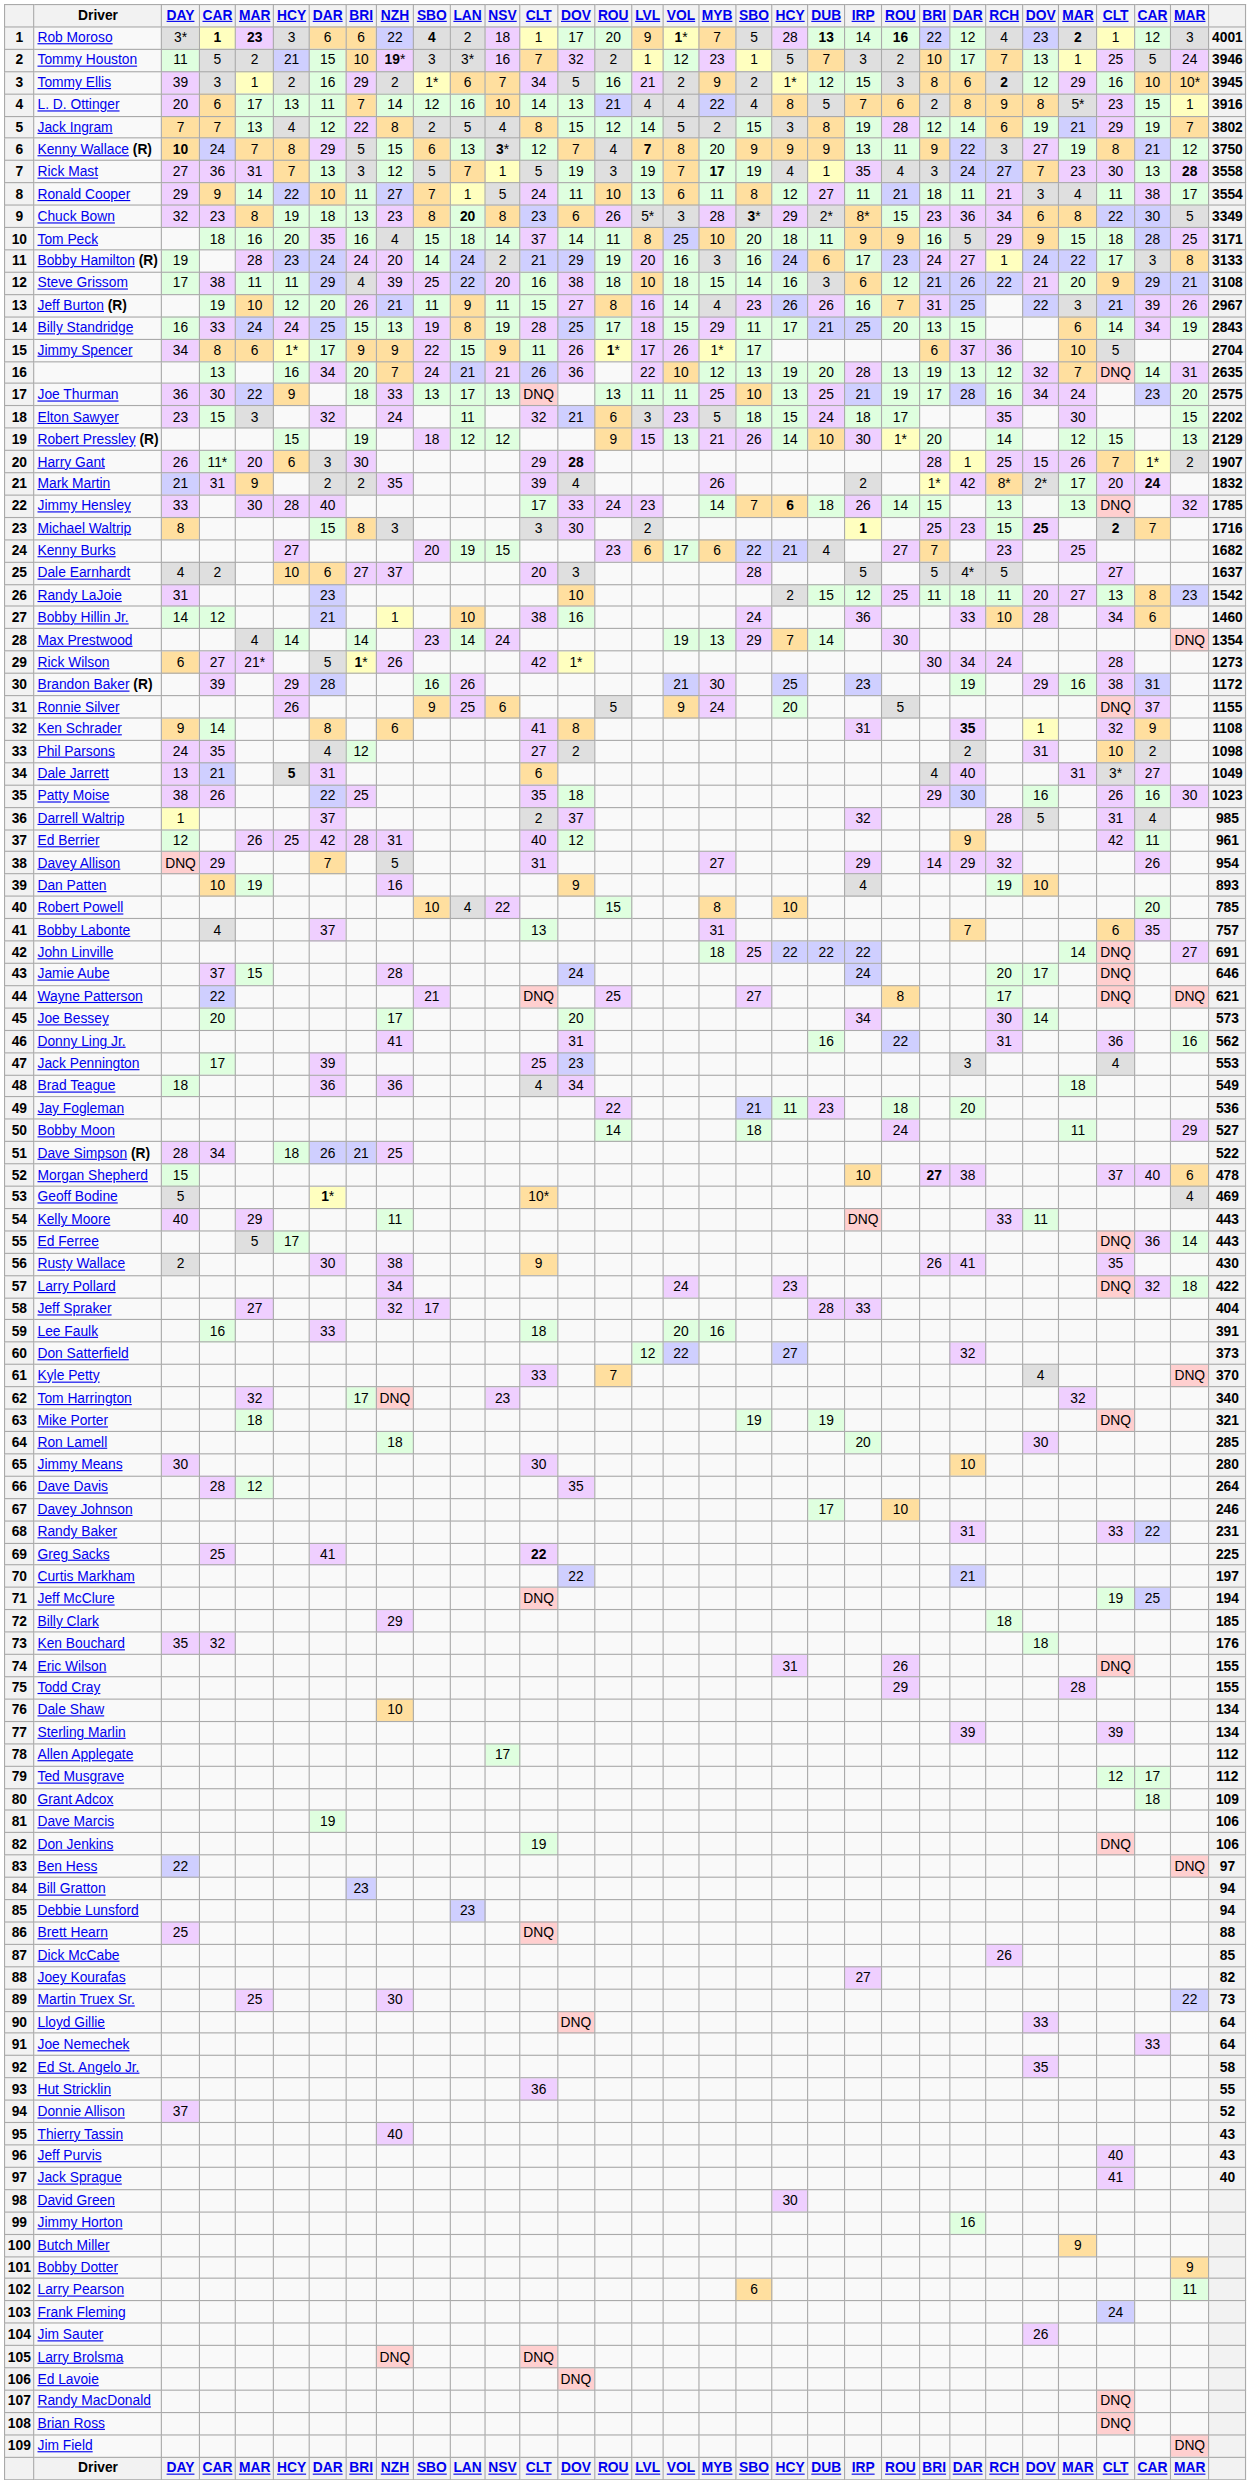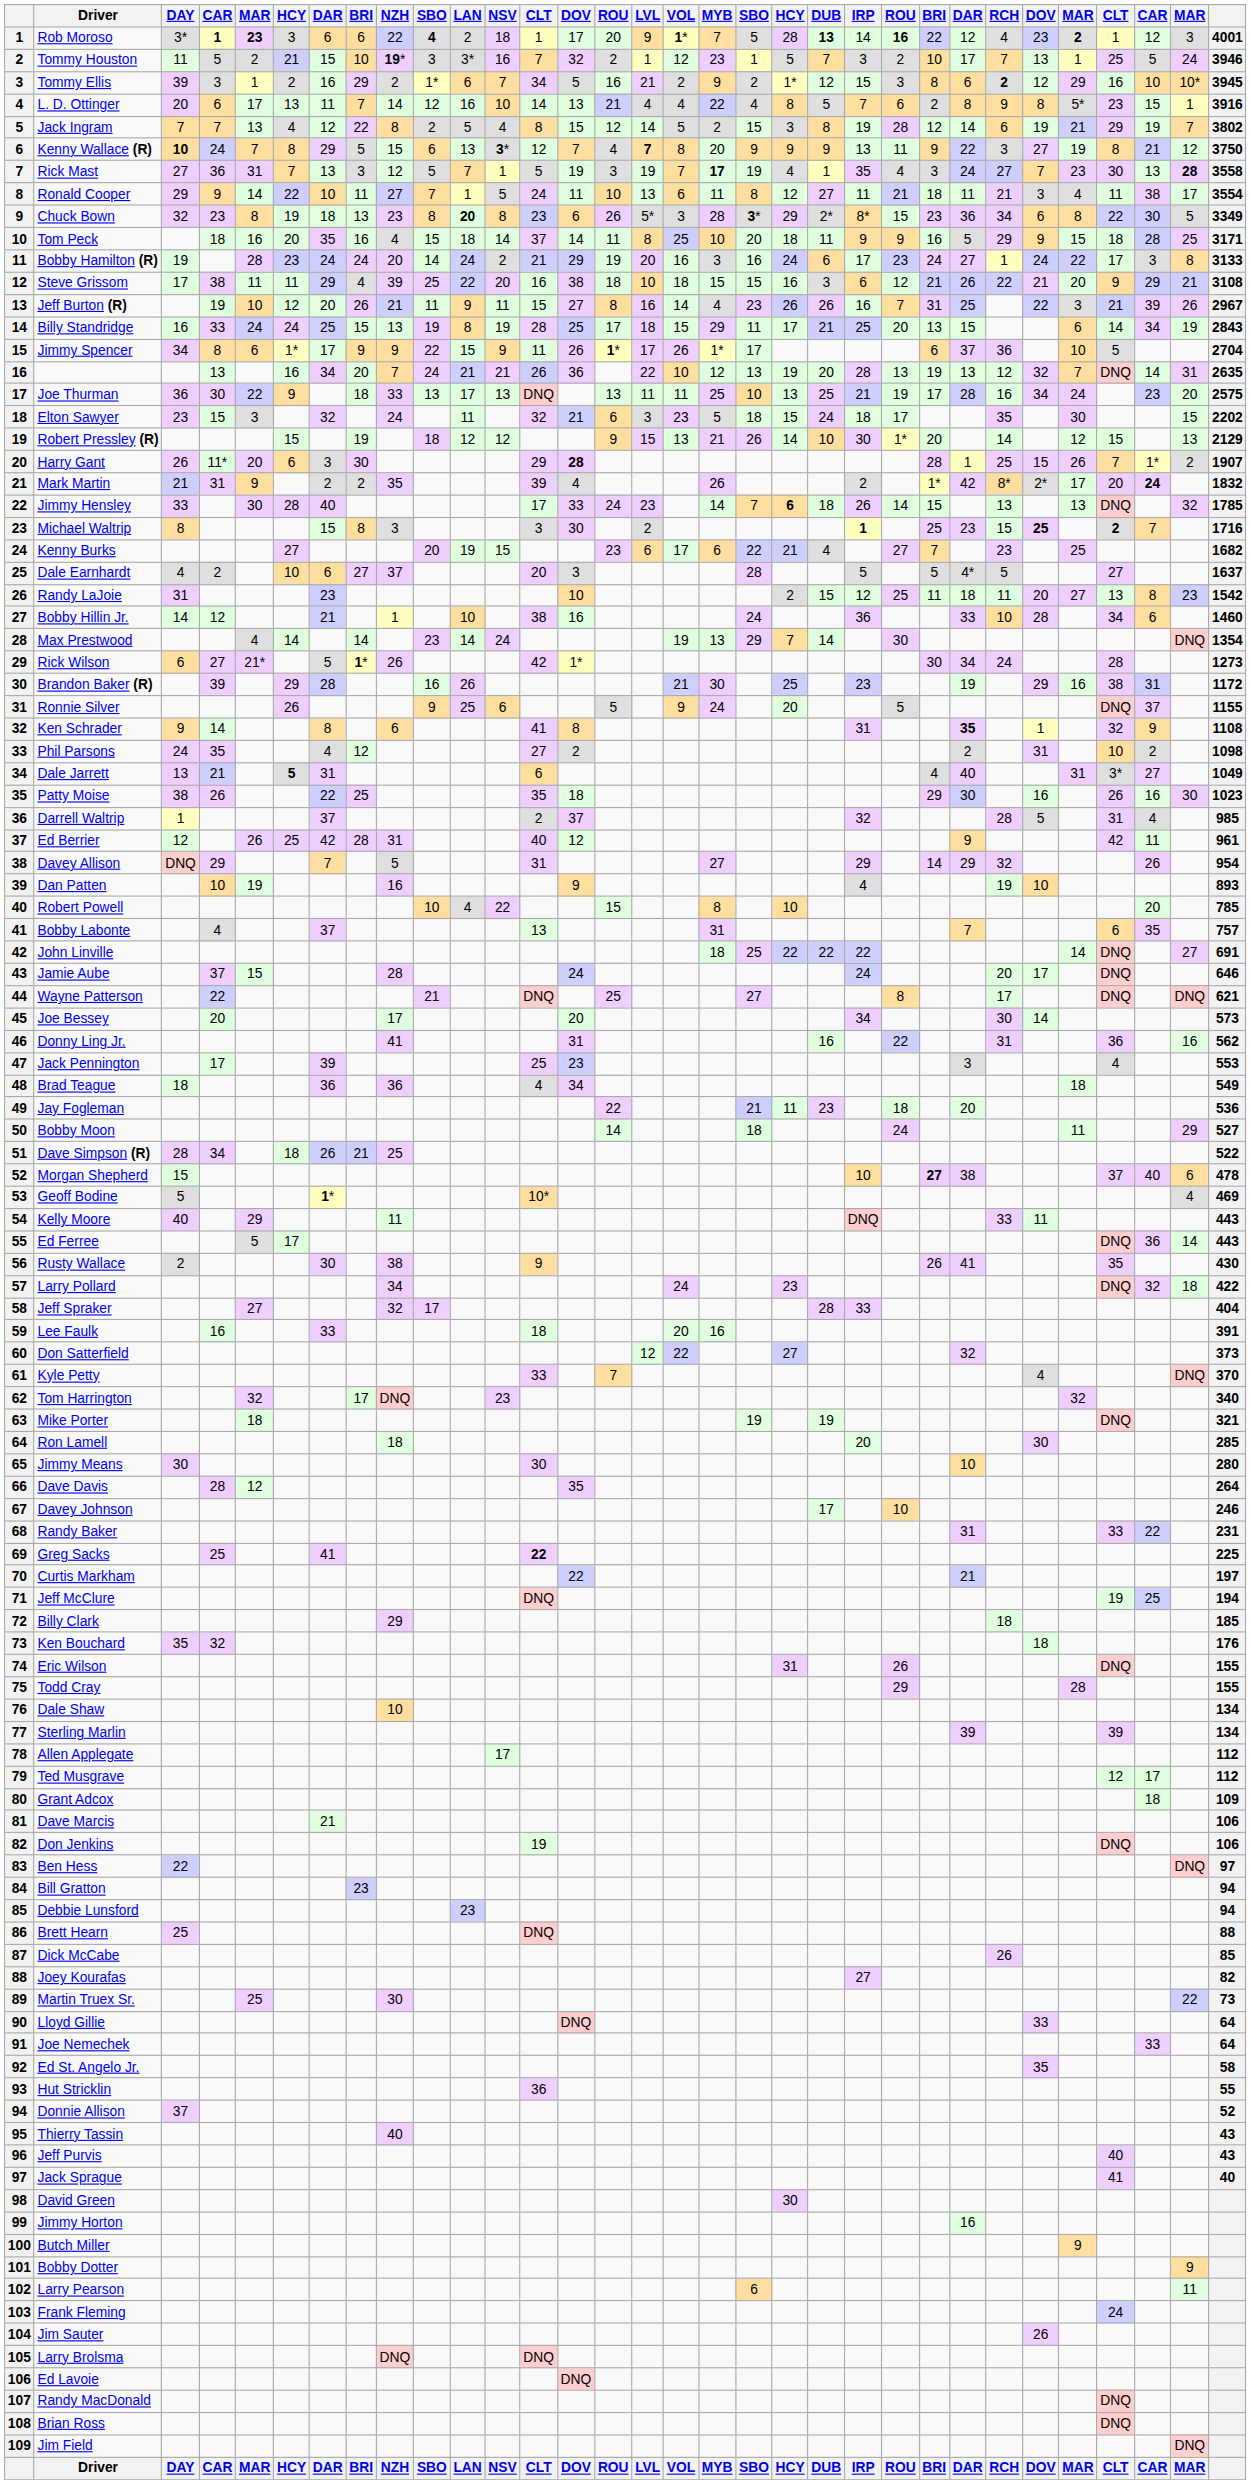(754, 284) 14 -> (754, 284) 15
(328, 1822) 19 -> (328, 1822) 21
